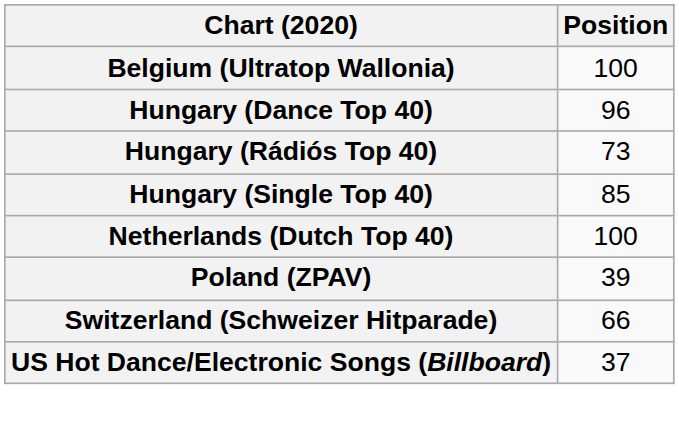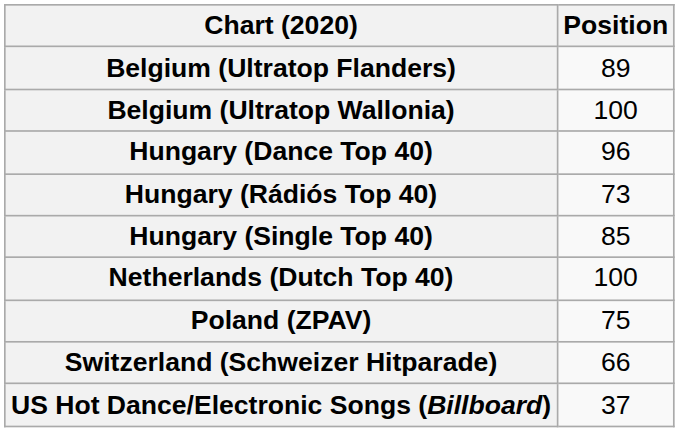+ row: (281, 67)
(616, 278) 39 -> (616, 320) 75
